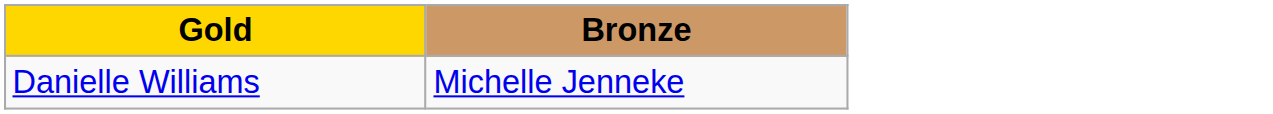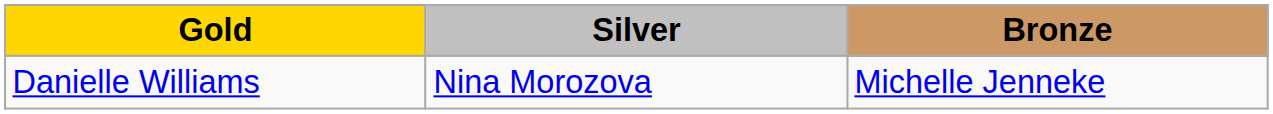+ column: (636, 30)
